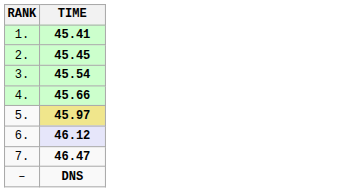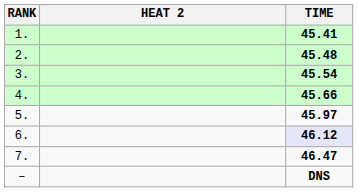+ column: (163, 14)
(72, 55) 45.45 -> (319, 55) 45.48
(72, 116) khaki background -> (319, 116) no background
